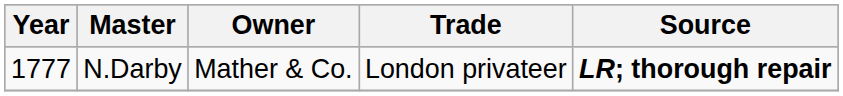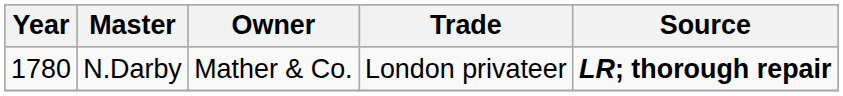(41, 68) 1777 -> (41, 68) 1780
